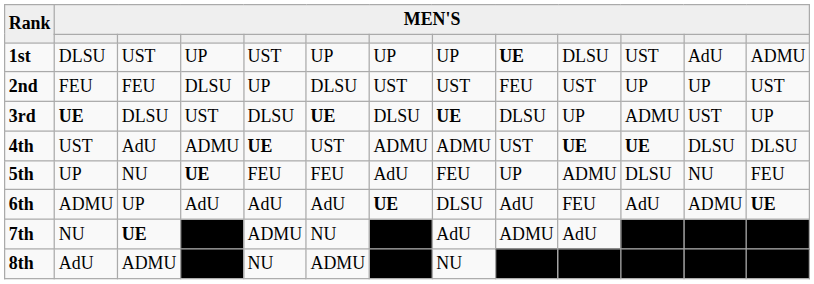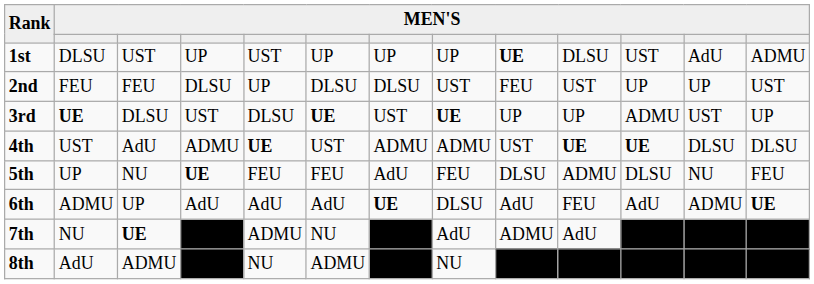(390, 86) UST -> (397, 86) DLSU
(397, 116) DLSU -> (390, 116) UST
(523, 116) DLSU -> (511, 116) UP
(511, 175) UP -> (523, 175) DLSU
